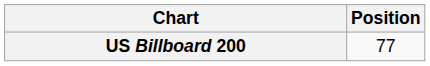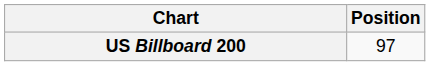(386, 46) 77 -> (386, 46) 97
